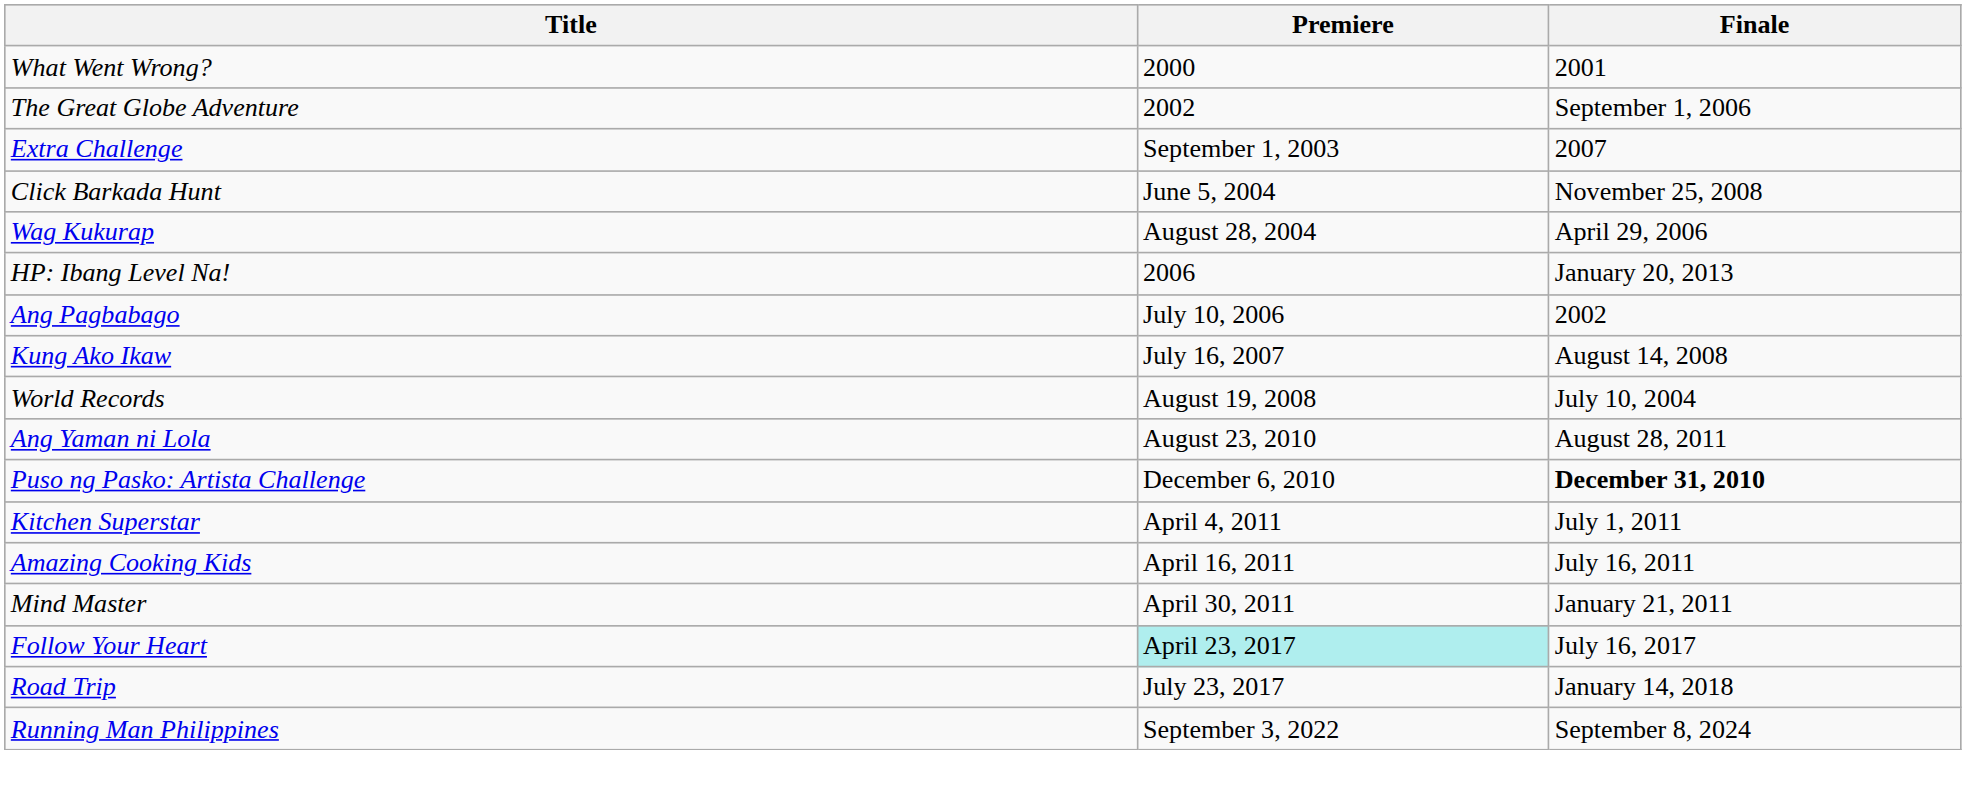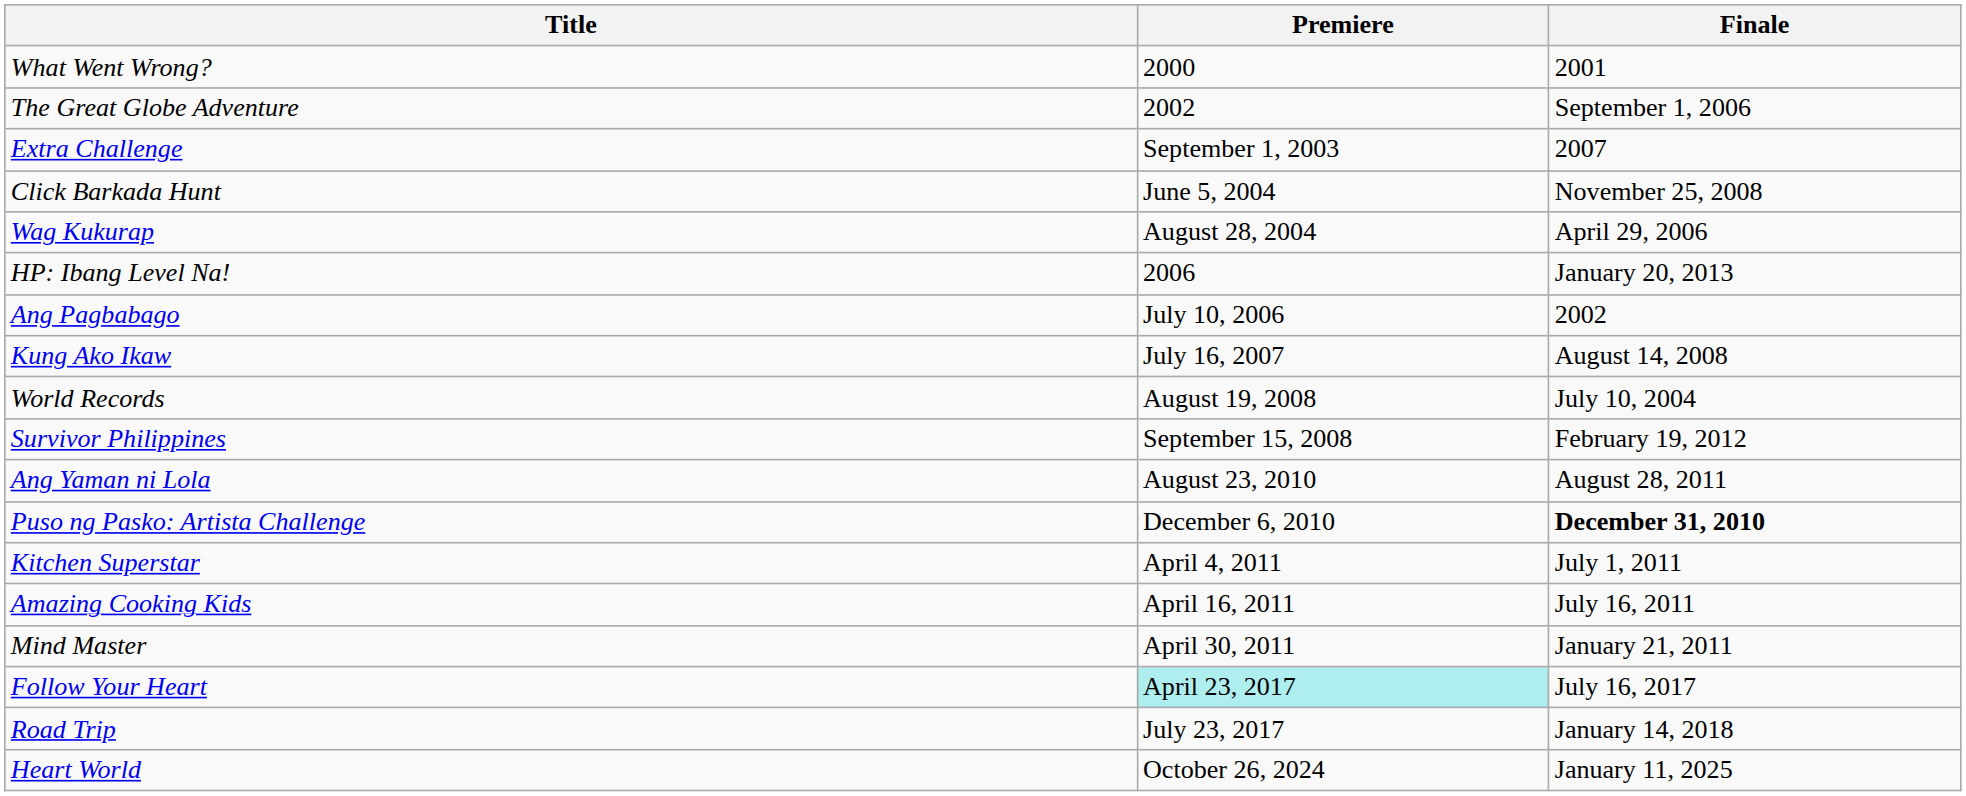+ row: (118, 438)
- row: (145, 728)
+ row: (76, 769)
